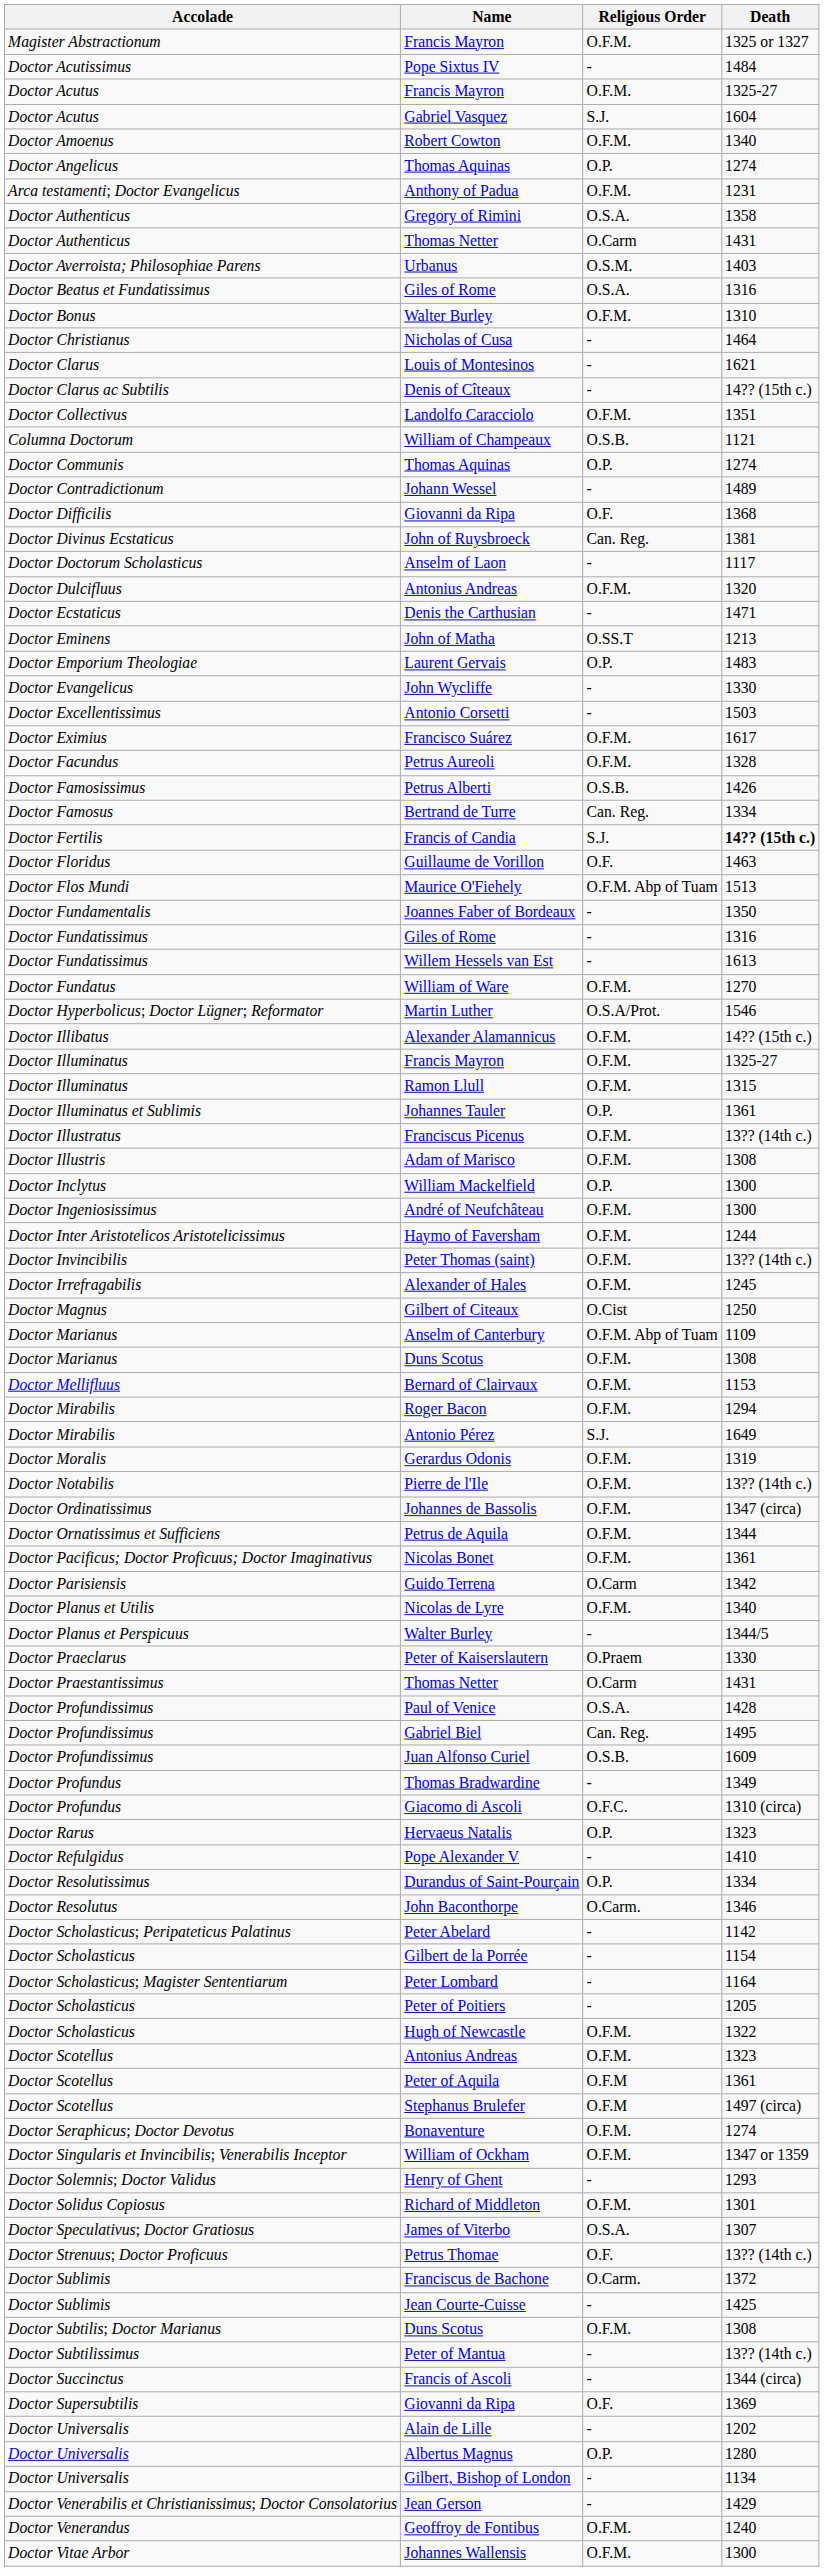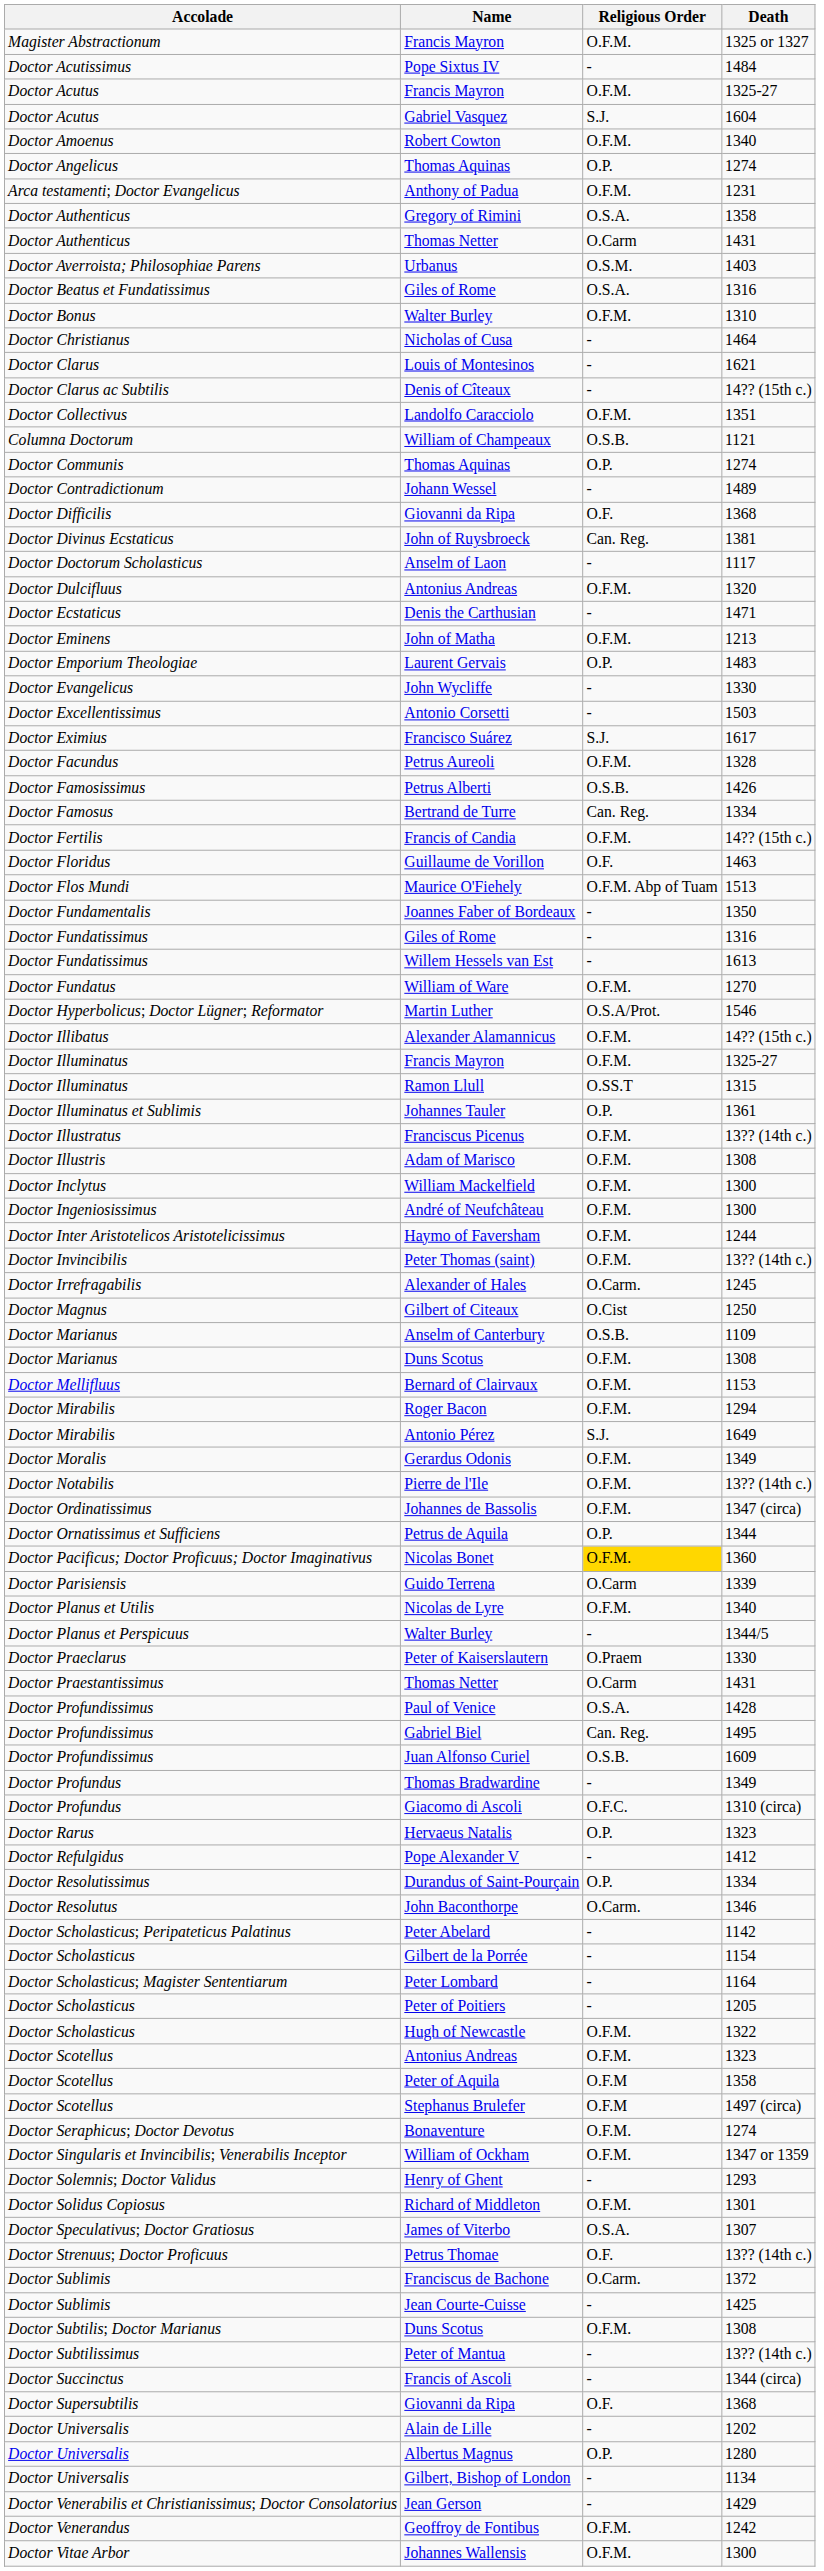(610, 638) O.SS.T -> (609, 638) O.F.M.
(609, 738) O.F.M. -> (598, 738) S.J.
(598, 837) S.J. -> (609, 837) O.F.M.
(770, 837) bold -> (768, 837) normal
(609, 1086) O.F.M. -> (610, 1086) O.SS.T
(600, 1185) O.P. -> (609, 1185) O.F.M.
(609, 1285) O.F.M. -> (614, 1285) O.Carm.
(652, 1334) O.F.M. Abp of Tuam -> (608, 1334) O.S.B.
(741, 1459) 1319 -> (741, 1459) 1349
(609, 1533) O.F.M. -> (600, 1533) O.P.
(609, 1558) no background -> (609, 1558) gold background
(741, 1558) 1361 -> (741, 1558) 1360
(741, 1583) 1342 -> (741, 1583) 1339
(741, 1857) 1410 -> (741, 1857) 1412
(741, 2080) 1361 -> (741, 2080) 1358
(741, 2404) 1369 -> (741, 2404) 1368
(741, 2528) 1240 -> (741, 2528) 1242
